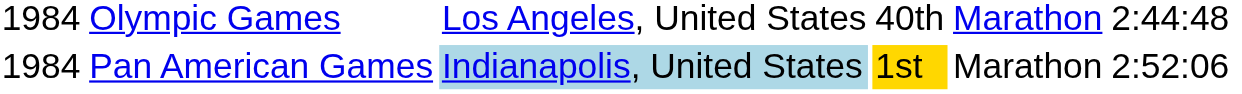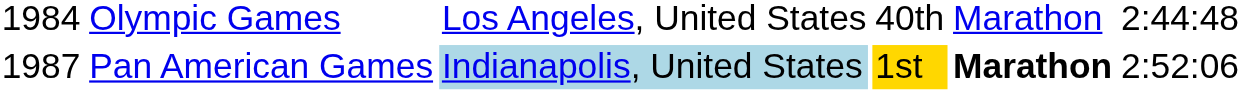(41, 66) 1984 -> (41, 66) 1987
(1028, 66) normal -> (1033, 66) bold
